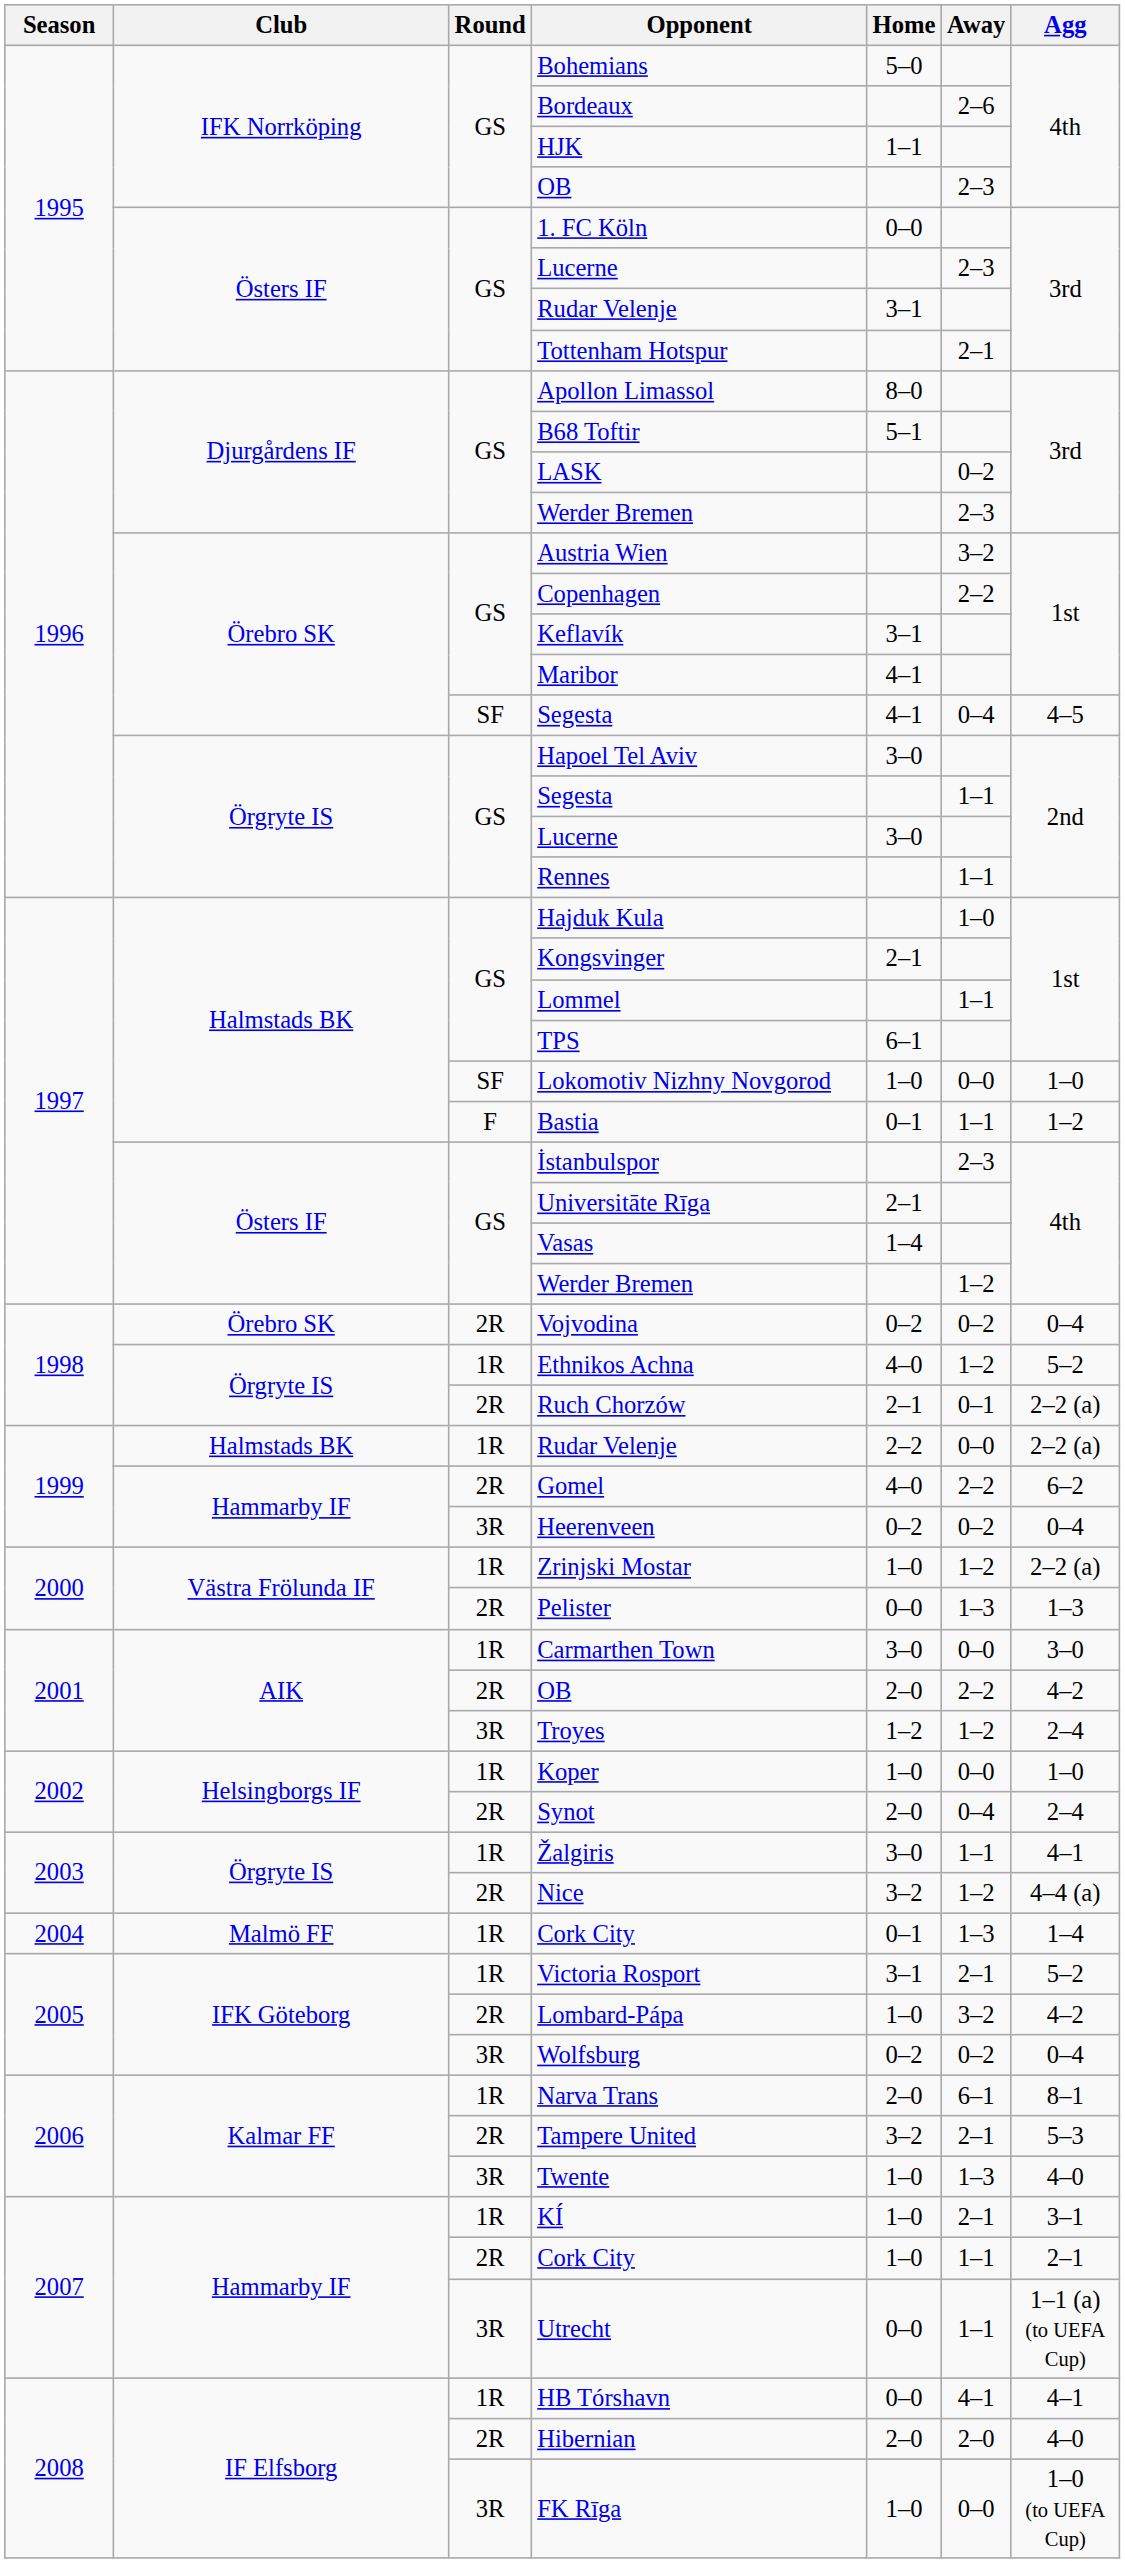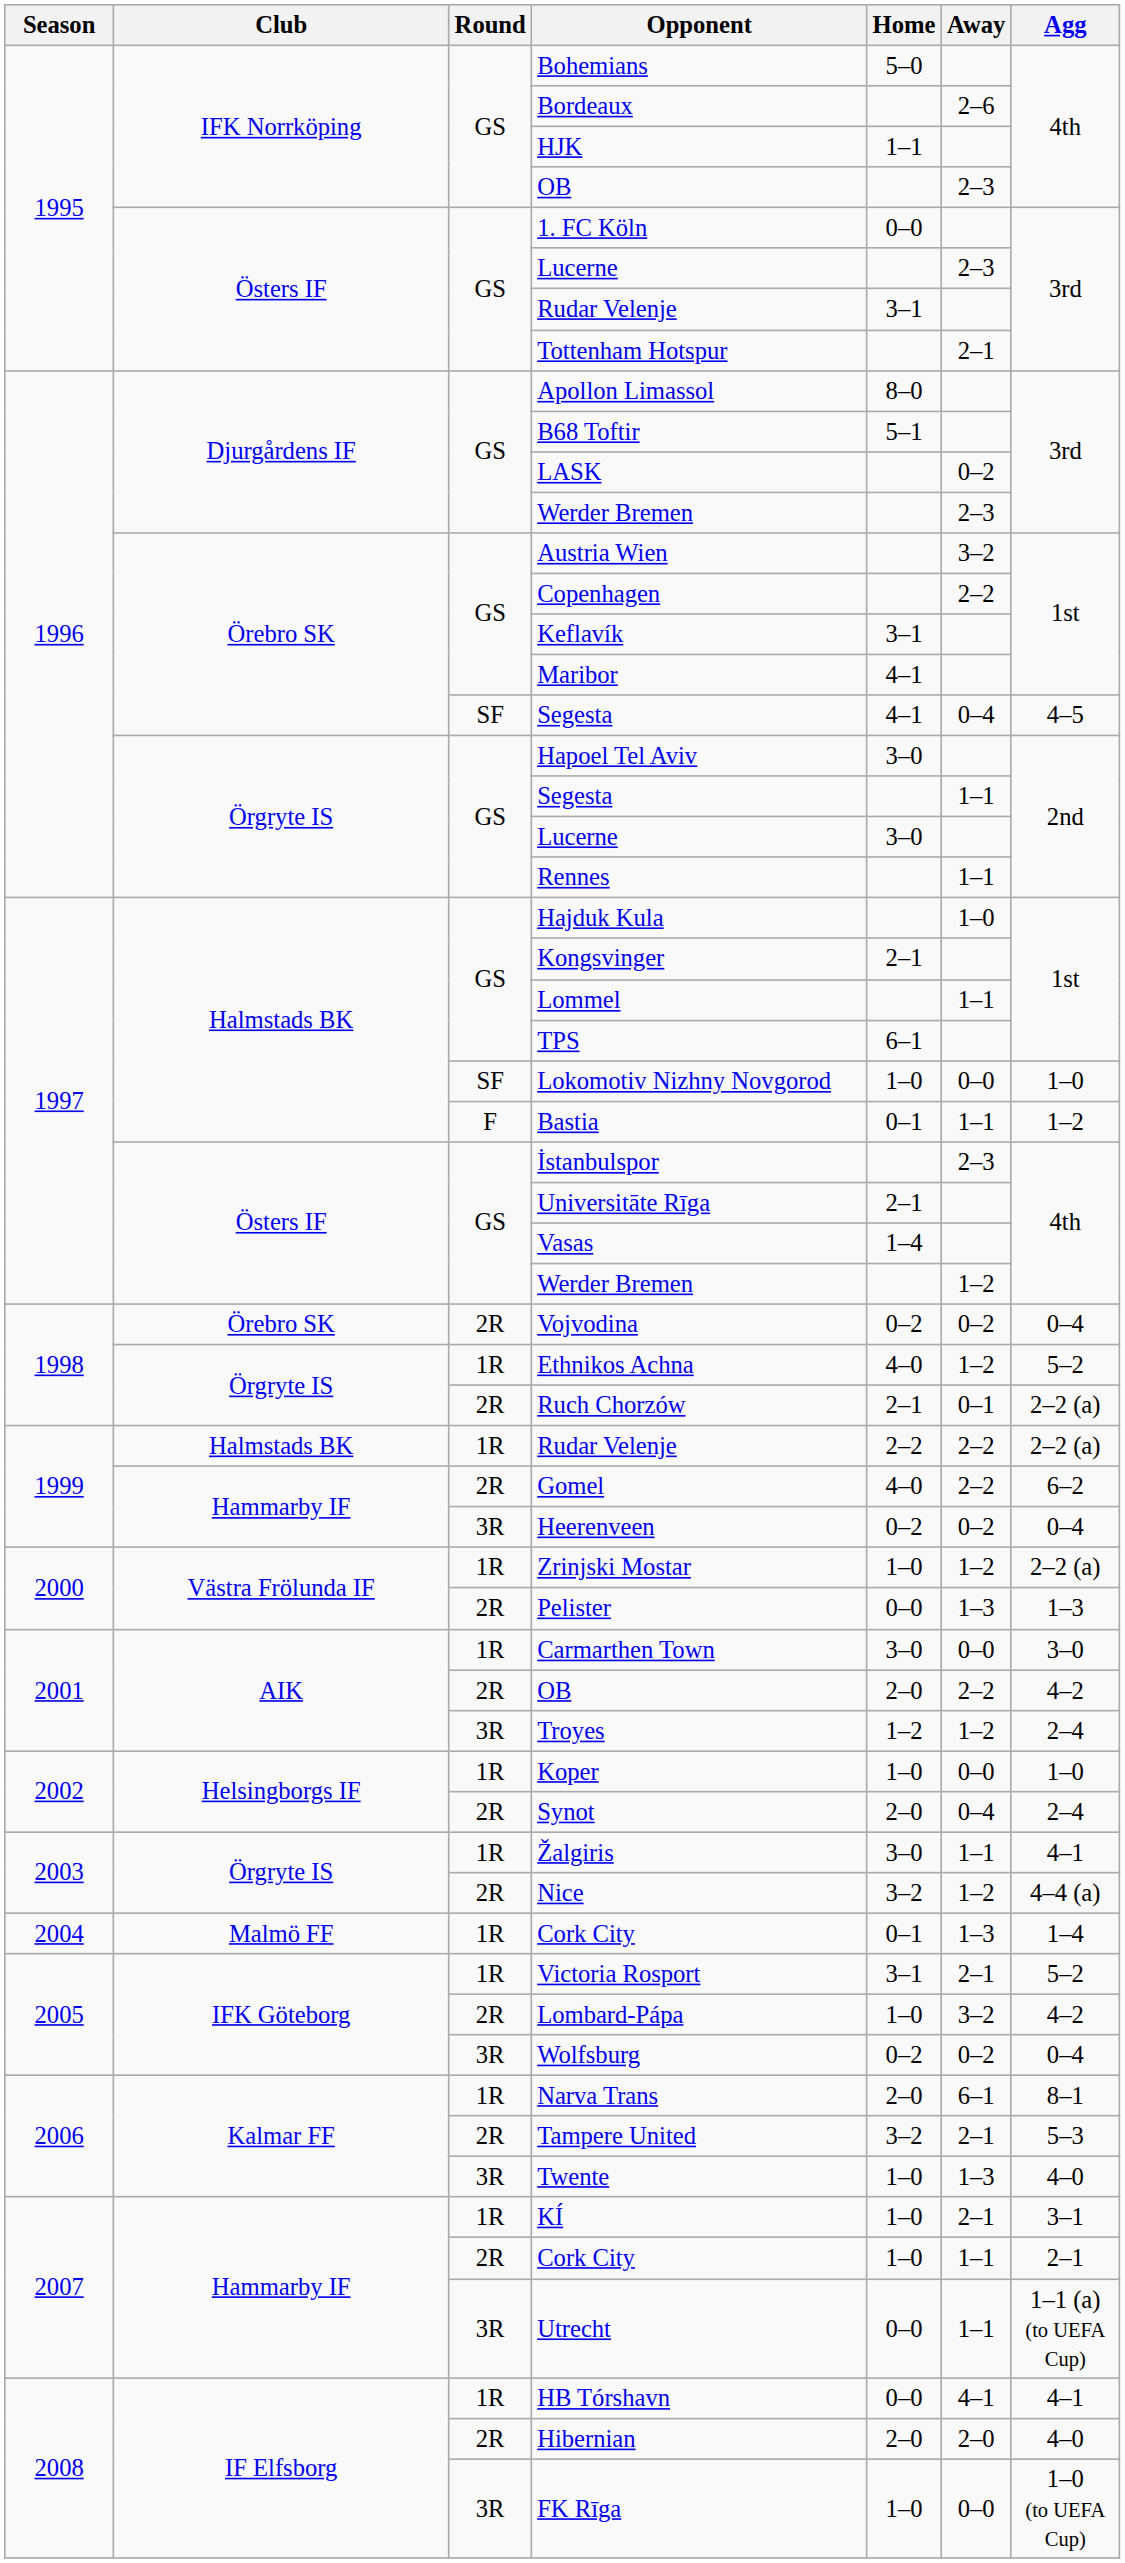(976, 1446) 0–0 -> (976, 1446) 2–2
